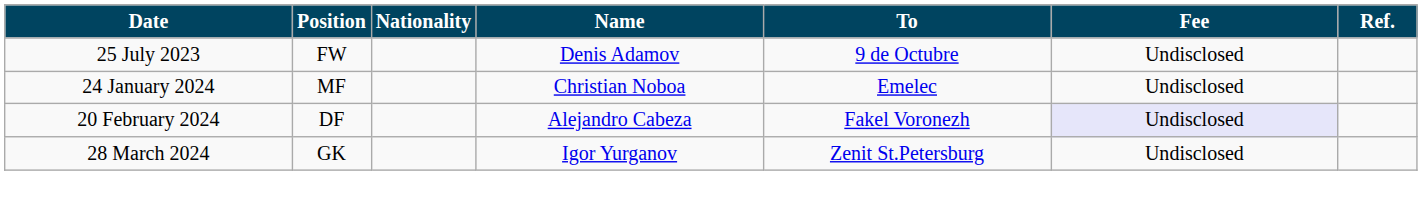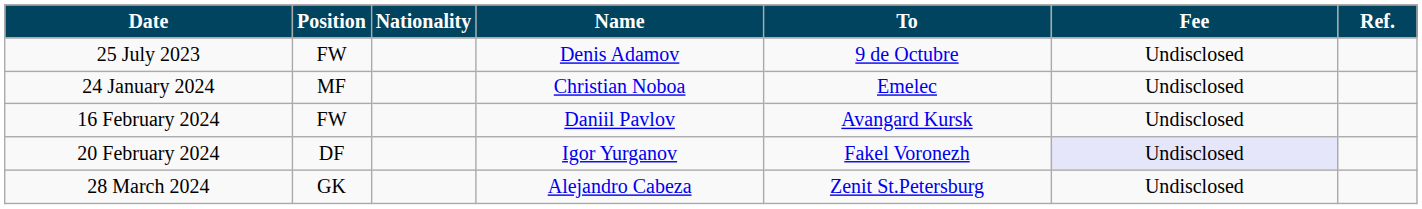+ row: (148, 120)
(620, 120) Alejandro Cabeza -> (620, 153) Igor Yurganov
(620, 153) Igor Yurganov -> (620, 186) Alejandro Cabeza
